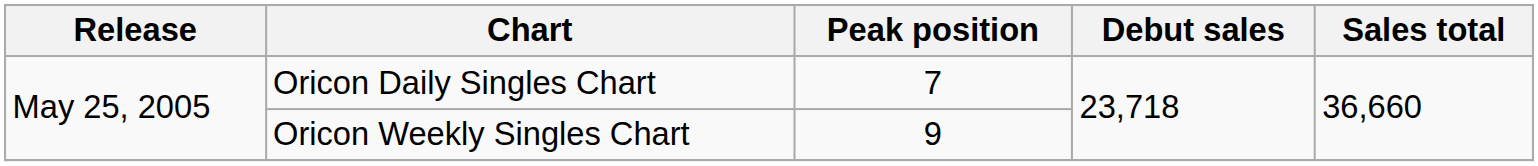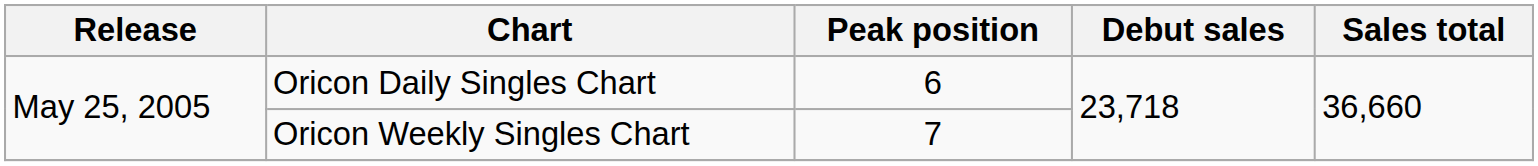(933, 82) 7 -> (933, 82) 6
(933, 133) 9 -> (933, 133) 7
